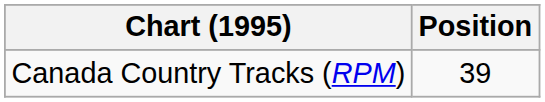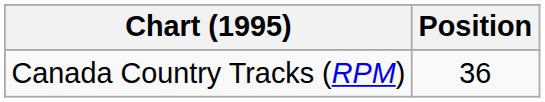(475, 73) 39 -> (475, 73) 36
